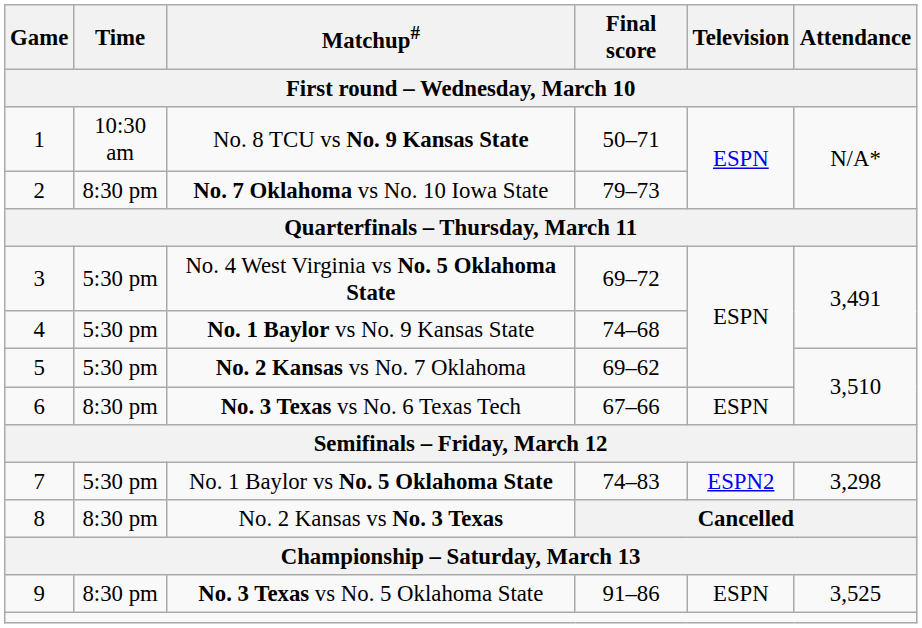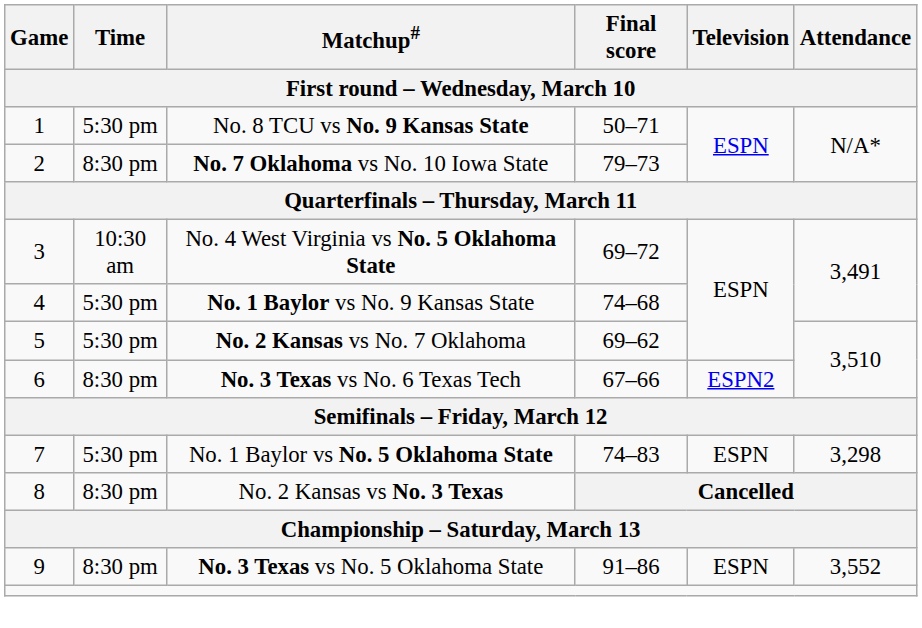(120, 139) 10:30 am -> (120, 125) 5:30 pm
(120, 278) 5:30 pm -> (120, 251) 10:30 am
(741, 405) ESPN -> (741, 378) ESPN2
(741, 480) ESPN2 -> (741, 453) ESPN
(855, 593) 3,525 -> (855, 566) 3,552
